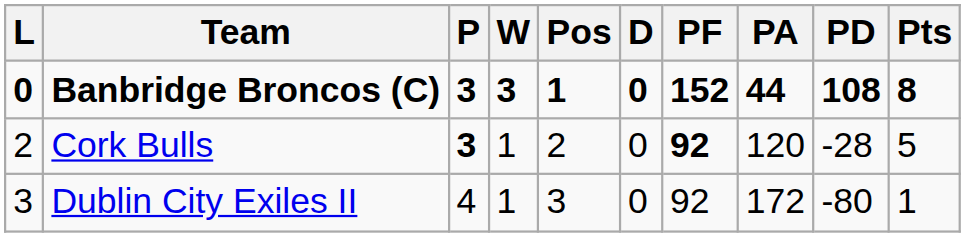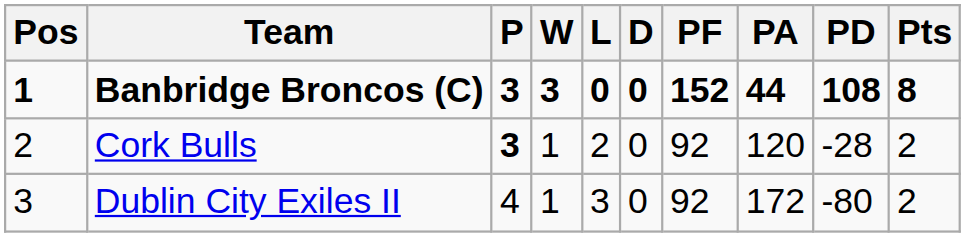columns swapped: (579, 32) <-> (24, 32)
(690, 145) bold -> (690, 145) normal
(907, 145) 5 -> (907, 145) 2
(907, 201) 1 -> (907, 201) 2
